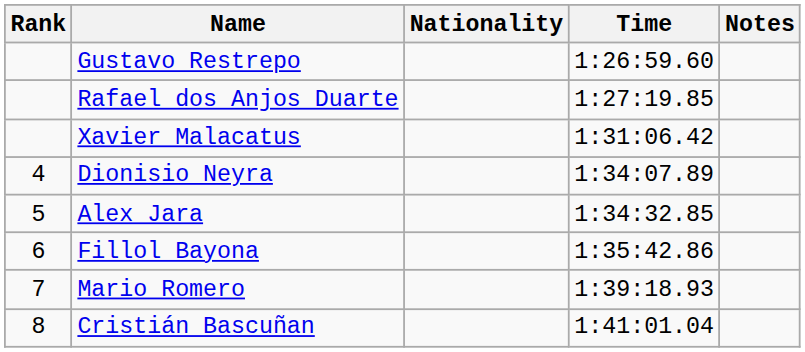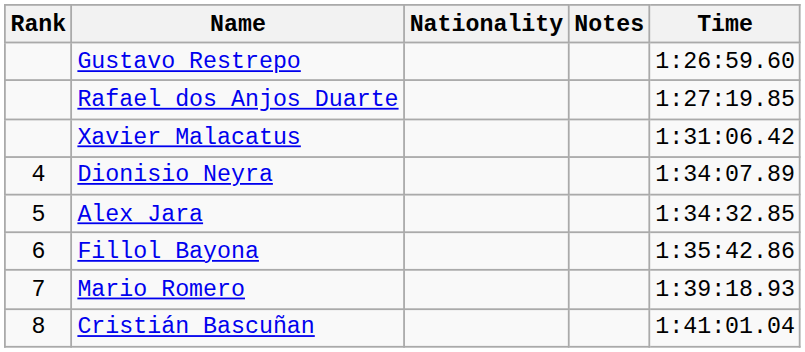columns swapped: (644, 24) <-> (760, 24)
